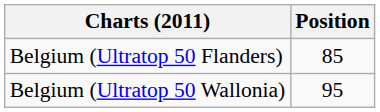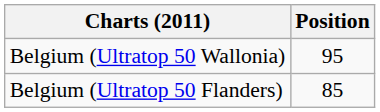rows swapped: (146, 55) <-> (147, 90)
